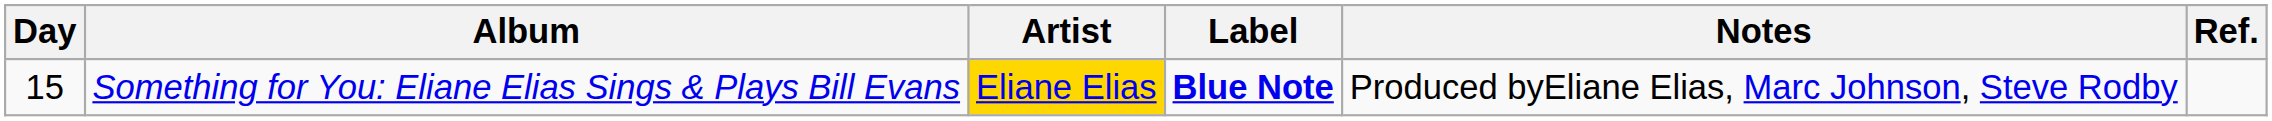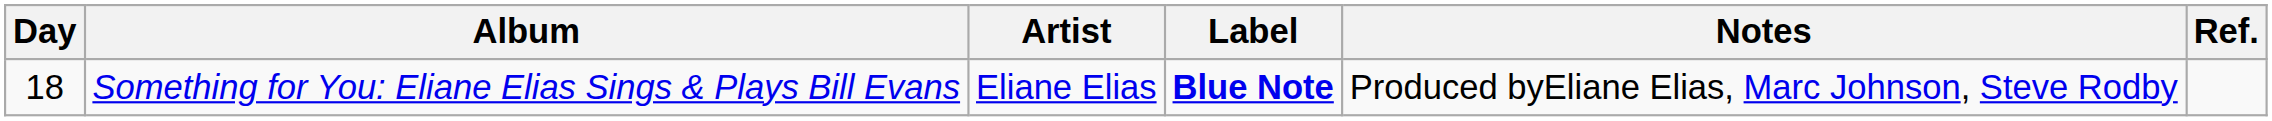(45, 86) 15 -> (45, 86) 18
(1066, 86) gold background -> (1066, 86) no background
